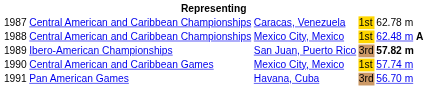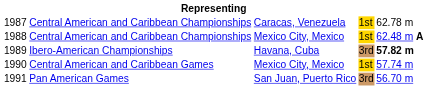(305, 51) San Juan, Puerto Rico -> (287, 51) Havana, Cuba
(287, 79) Havana, Cuba -> (305, 79) San Juan, Puerto Rico
